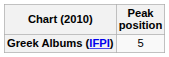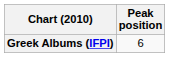(141, 43) 5 -> (141, 43) 6
